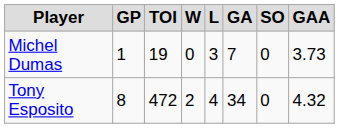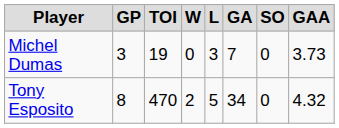(121, 54) 1 -> (121, 54) 3
(163, 100) 472 -> (163, 100) 470
(214, 100) 4 -> (214, 100) 5
